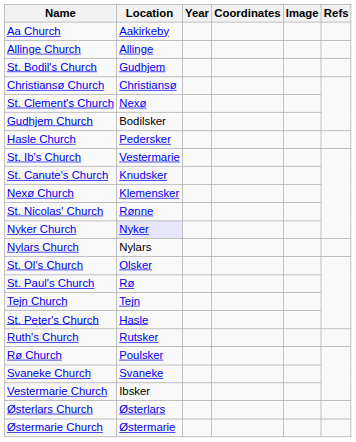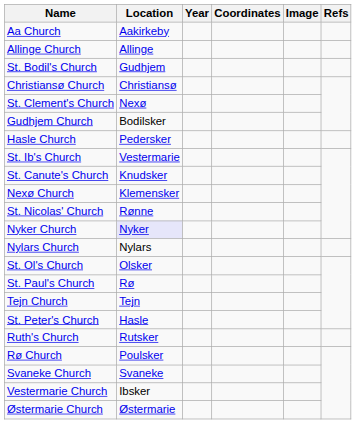- row: (50, 409)
